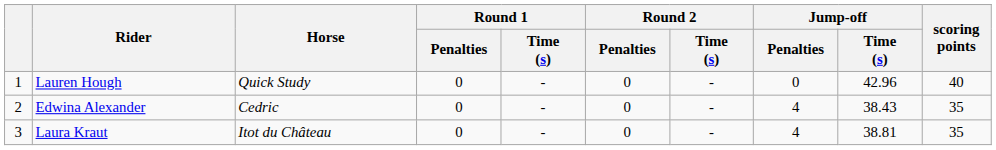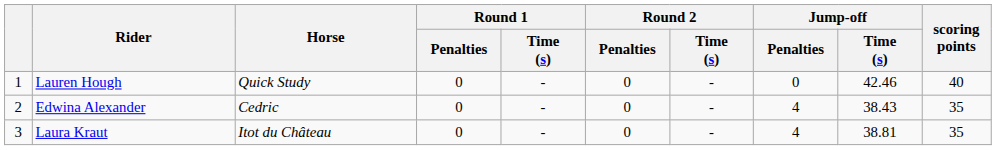(880, 83) 42.96 -> (880, 83) 42.46
